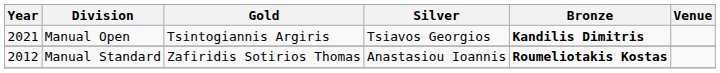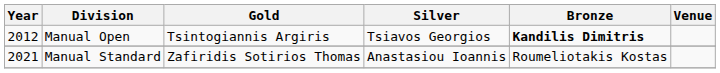(23, 36) 2021 -> (23, 36) 2012
(23, 57) 2012 -> (23, 57) 2021
(590, 57) bold -> (590, 57) normal
